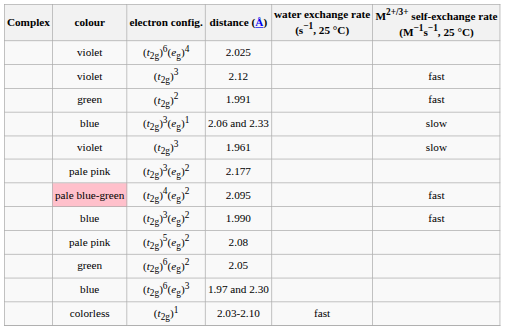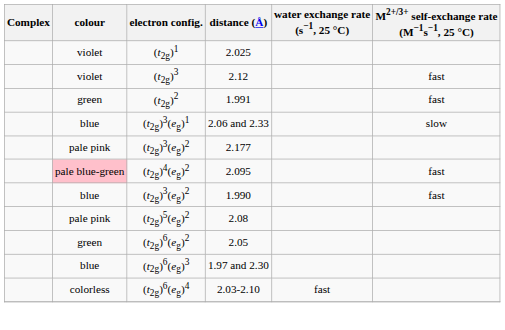(166, 52) (t2g)6(eg)4 -> (166, 52) (t2g)1
- row: (238, 147)
(166, 313) (t2g)1 -> (166, 290) (t2g)6(eg)4
